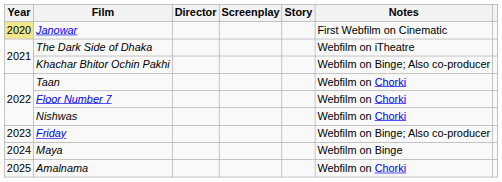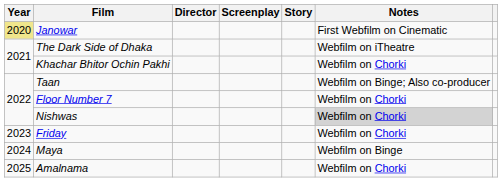(404, 64) Webfilm on Binge; Also co-producer -> (362, 64) Webfilm on Chorki
(362, 82) Webfilm on Chorki -> (404, 82) Webfilm on Binge; Also co-producer
(362, 116) no background -> (362, 116) lightgrey background
(404, 133) Webfilm on Binge; Also co-producer -> (362, 133) Webfilm on Chorki
